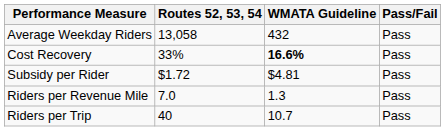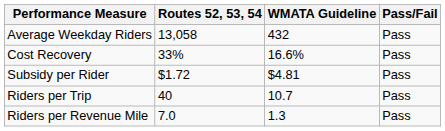(286, 55) bold -> (286, 55) normal
rows swapped: (49, 116) <-> (78, 95)
